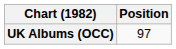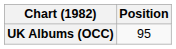(144, 34) 97 -> (144, 34) 95
